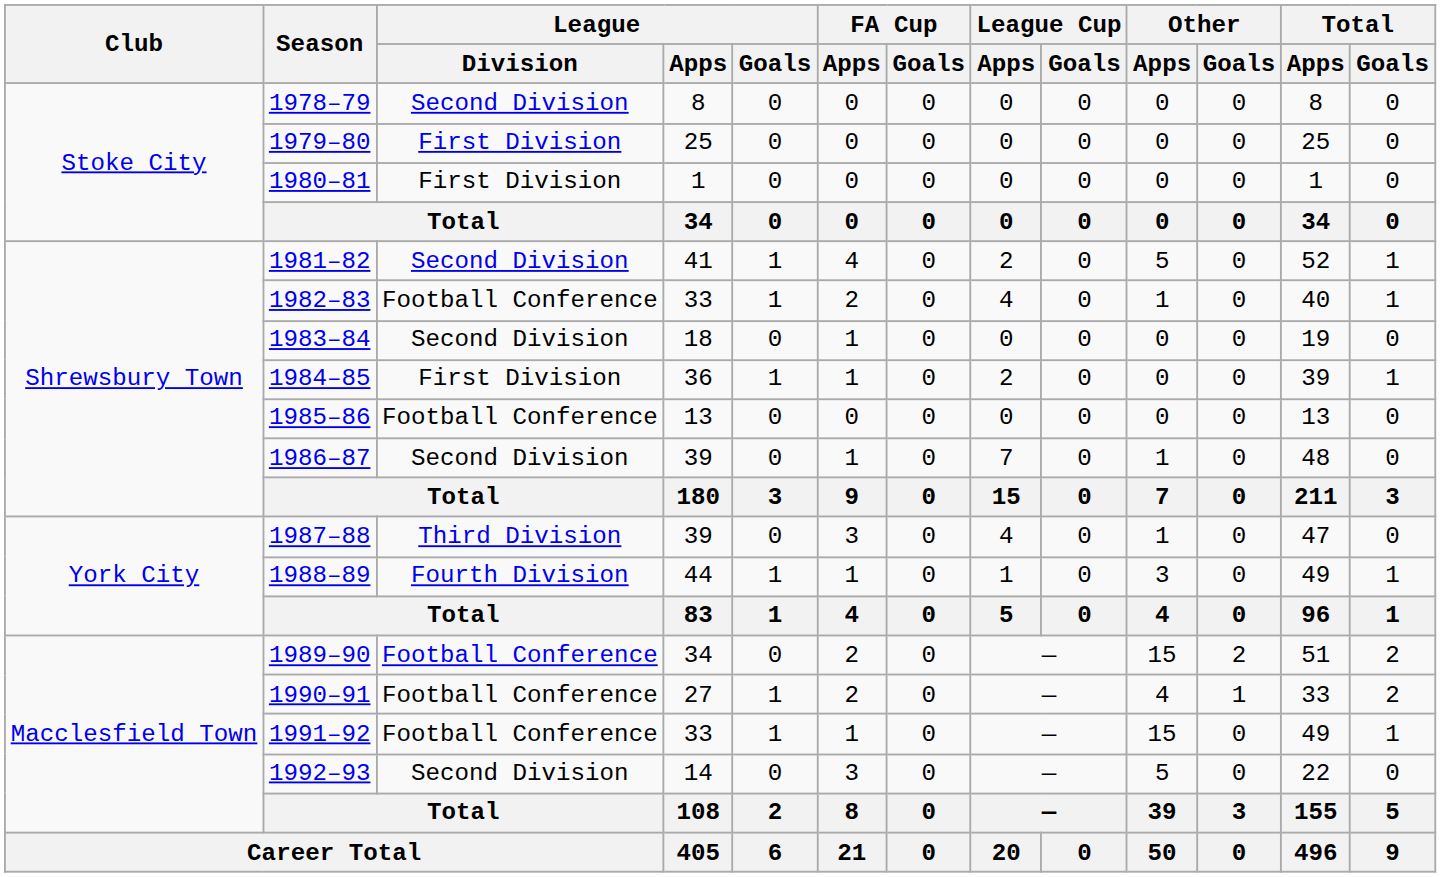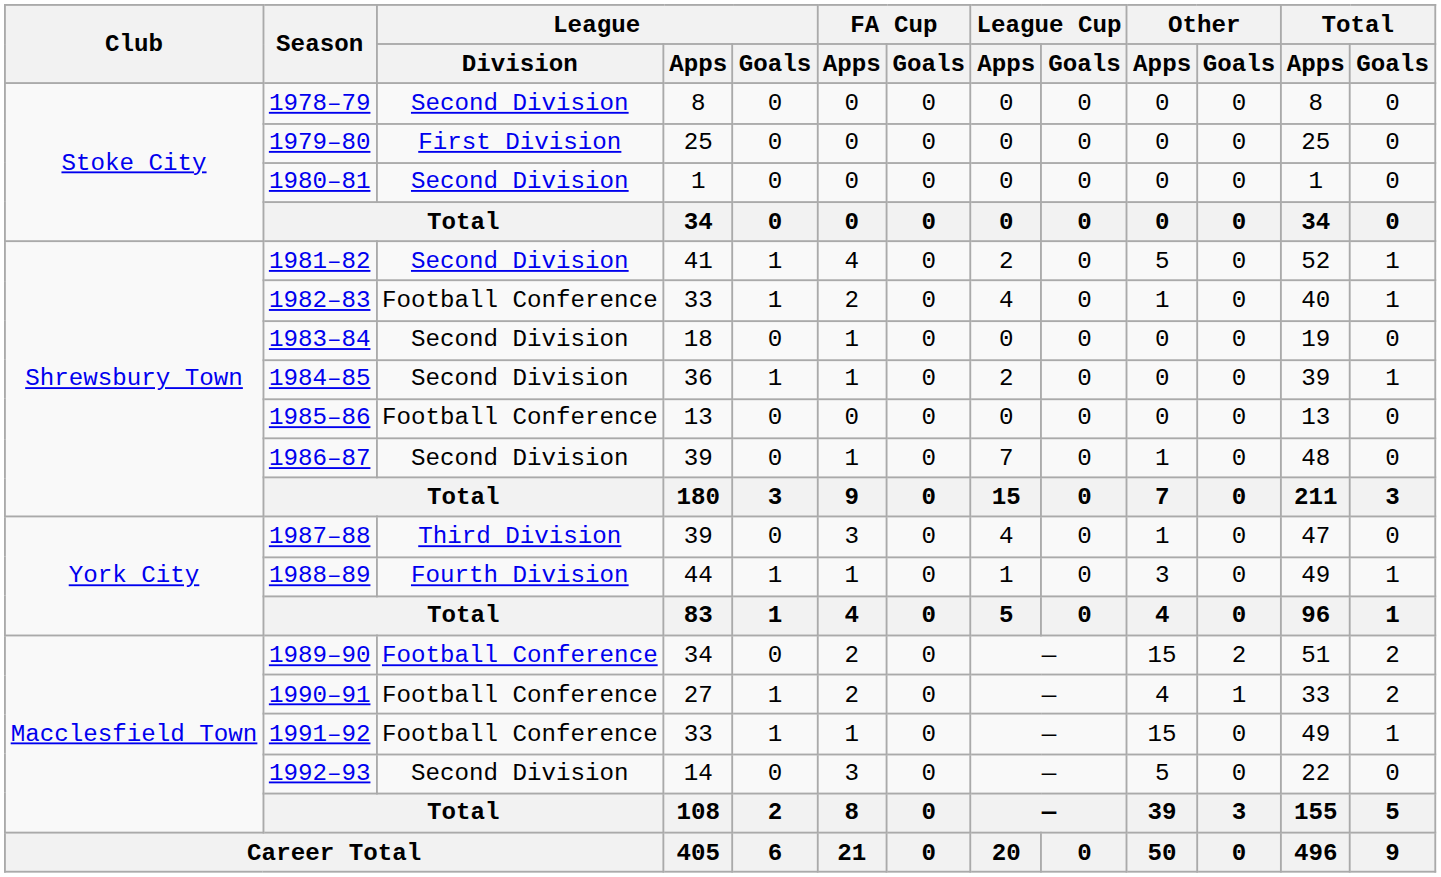(520, 182) First Division -> (520, 182) Second Division
(520, 379) First Division -> (520, 379) Second Division
